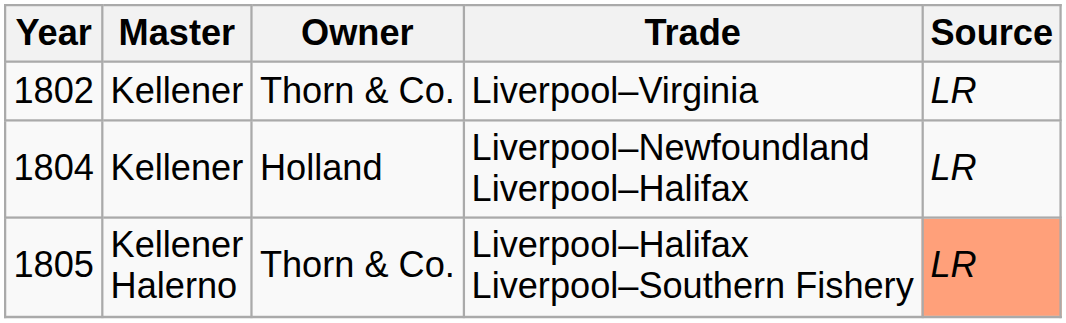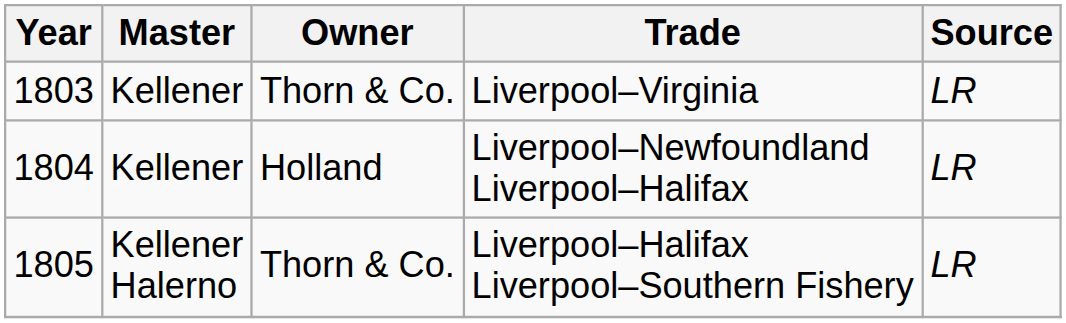(54, 90) 1802 -> (54, 90) 1803
(954, 266) lightsalmon background -> (954, 266) no background
